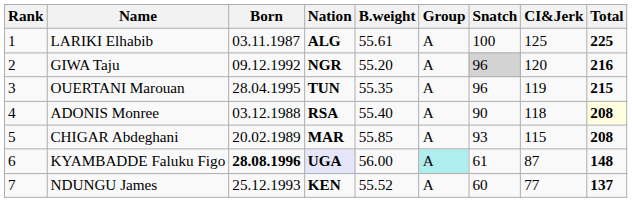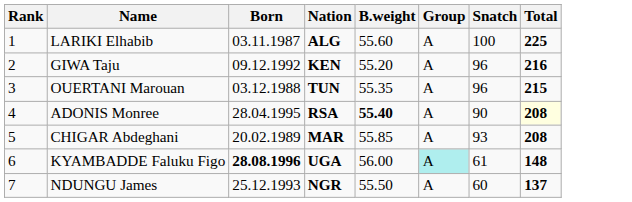- column: (554, 16)
(376, 40) 55.61 -> (376, 40) 55.60
(325, 64) NGR -> (324, 64) KEN
(480, 64) lightgrey background -> (480, 64) no background
(266, 88) 28.04.1995 -> (266, 88) 03.12.1988
(266, 112) 03.12.1988 -> (266, 112) 28.04.1995
(376, 112) normal -> (376, 112) bold
(325, 161) lavender background -> (325, 161) no background
(324, 185) KEN -> (325, 185) NGR
(376, 185) 55.52 -> (376, 185) 55.50
